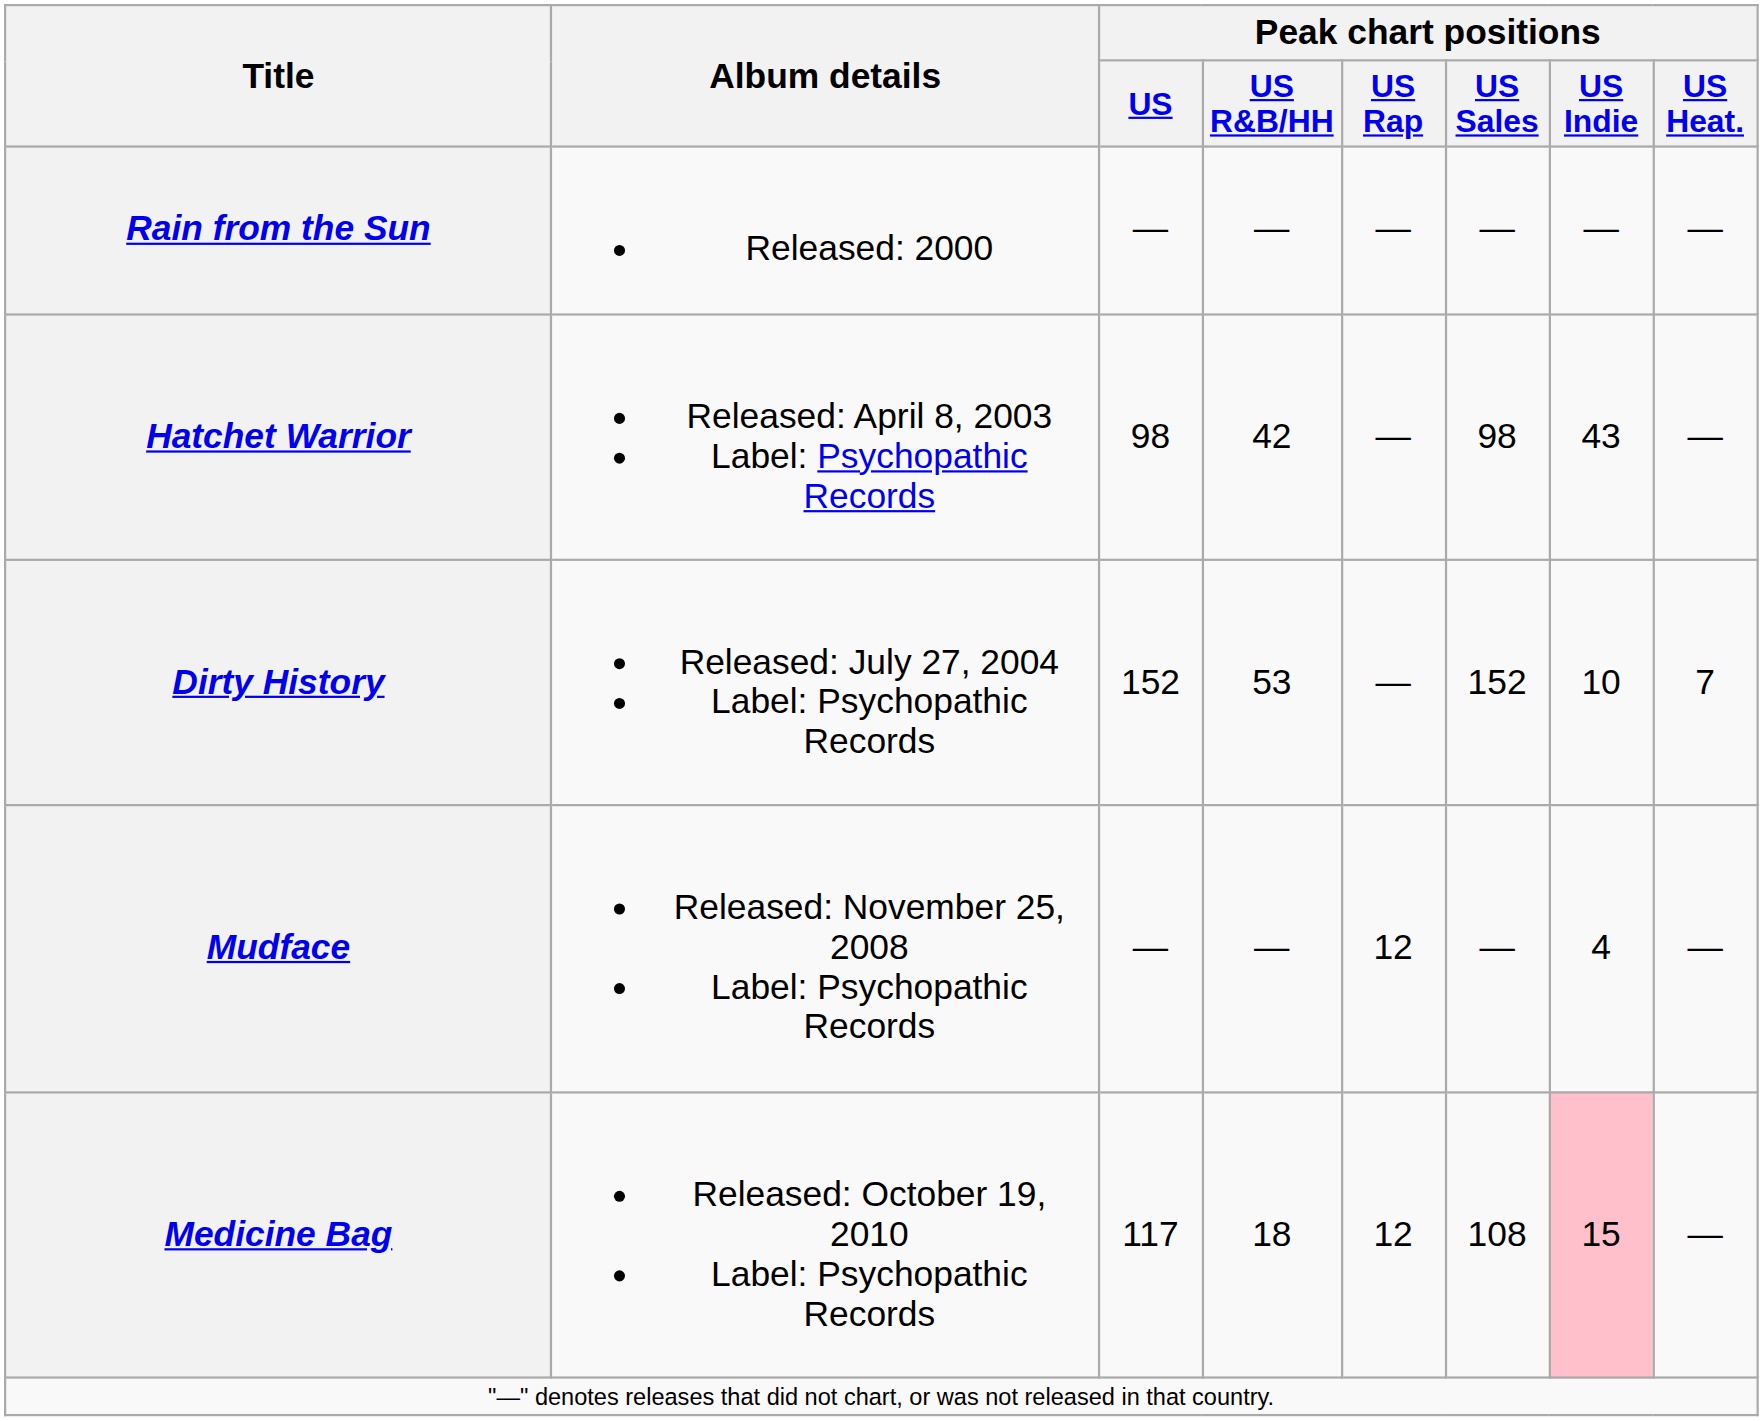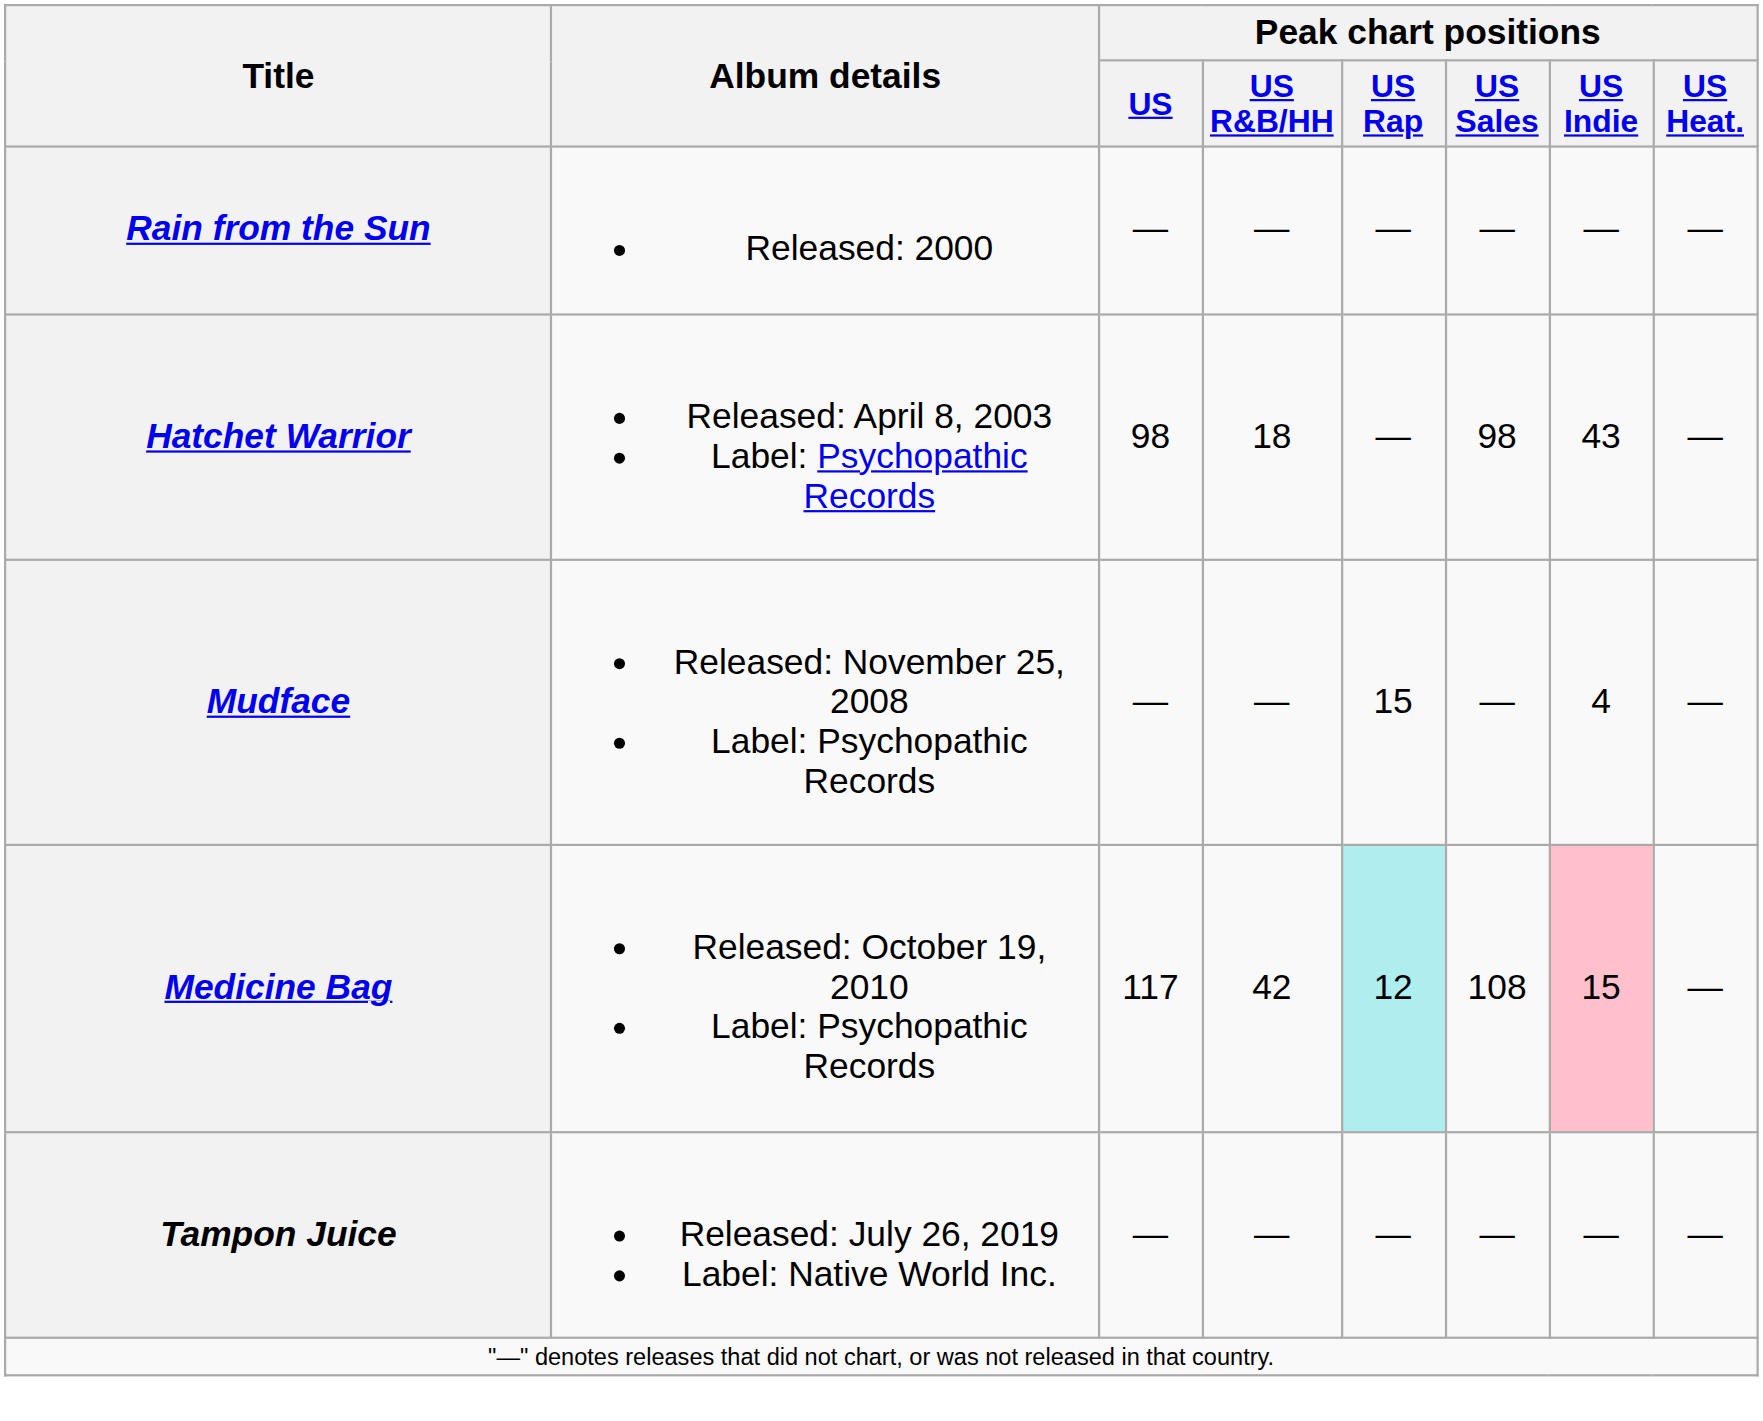(1272, 435) 42 -> (1272, 435) 18
- row: (278, 682)
(1393, 948) 12 -> (1393, 701) 15
(1272, 1233) 18 -> (1272, 987) 42
(1393, 1233) no background -> (1393, 987) paleturquoise background
+ row: (278, 1233)
